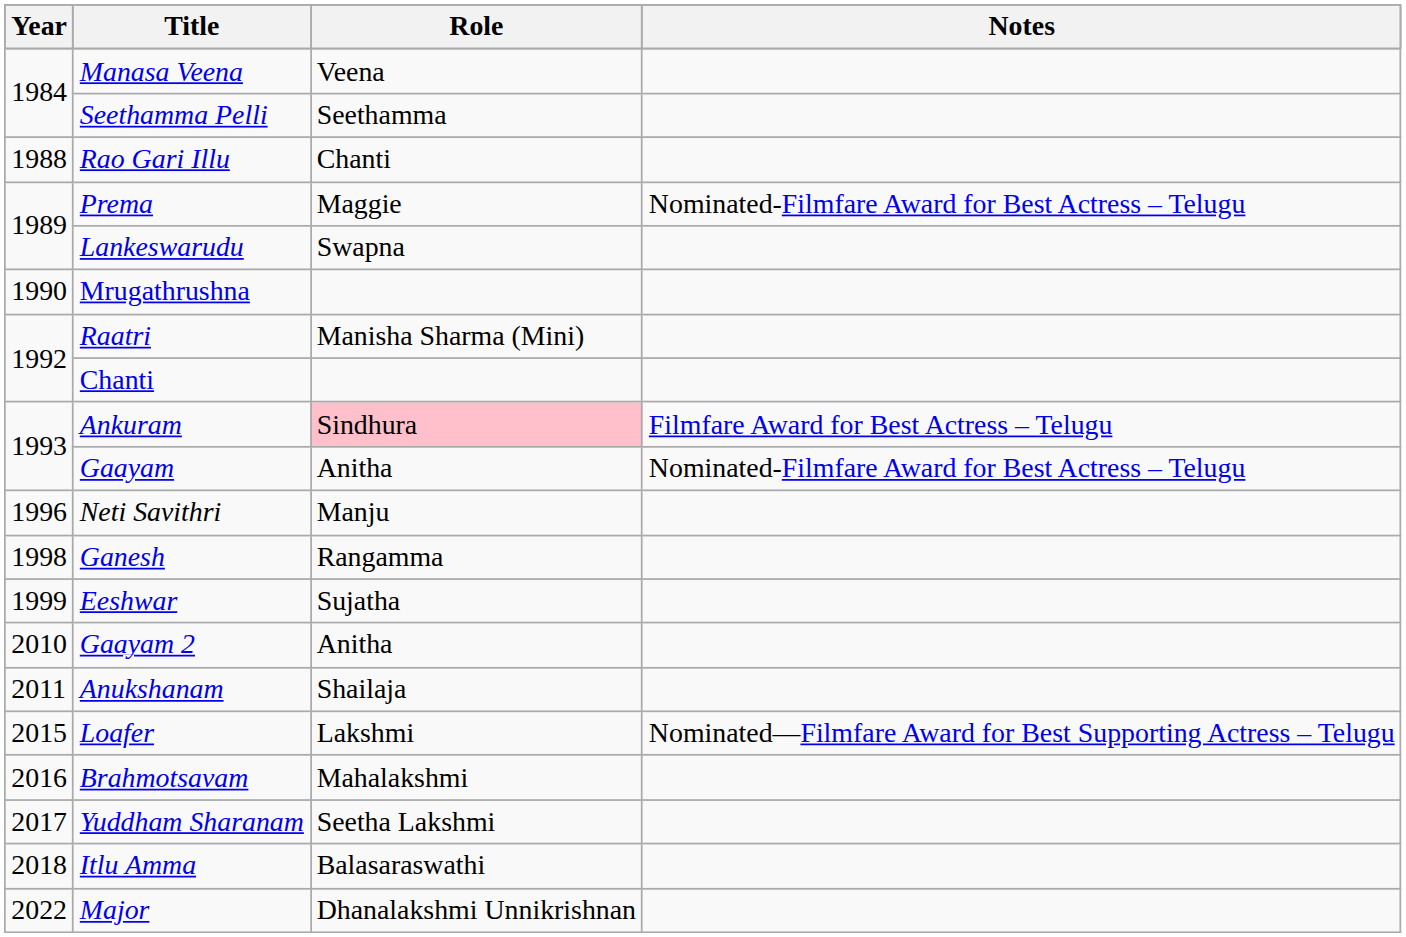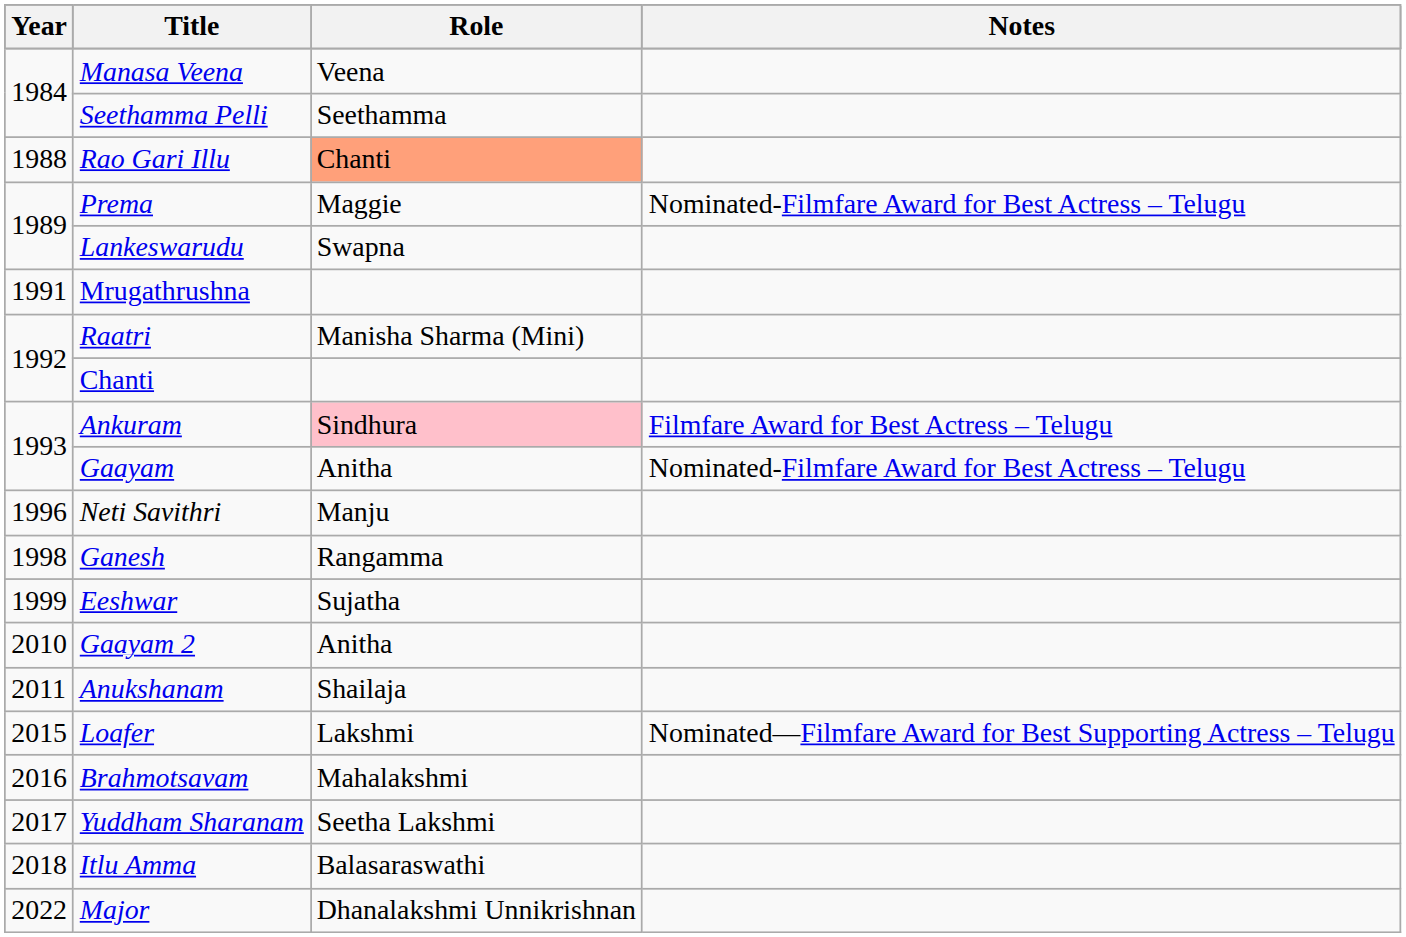(354, 159) no background -> (354, 159) lightsalmon background
(39, 291) 1990 -> (39, 291) 1991
